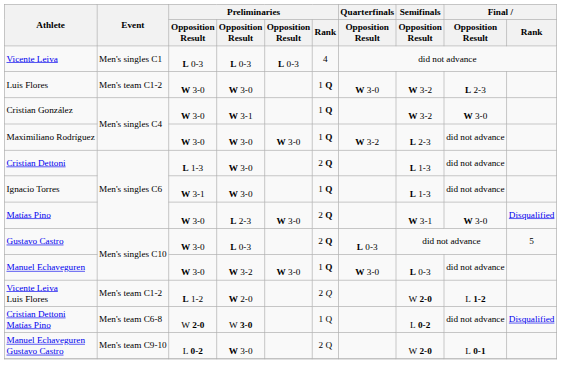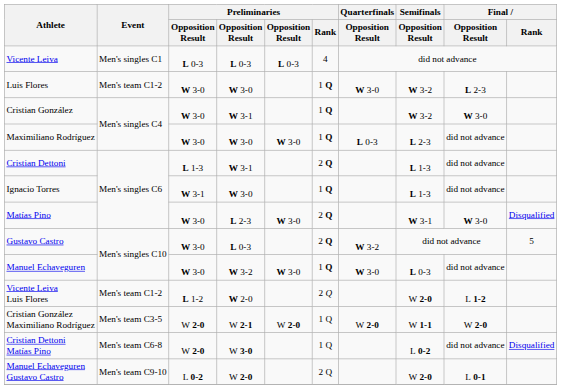(367, 142) W 3-2 -> (367, 142) L 0-3
(241, 168) W 3-0 -> (241, 168) W 3-1
(367, 247) L 0-3 -> (367, 247) W 3-2
+ row: (51, 320)
(241, 351) W 3-0 -> (241, 377) W 2-0
